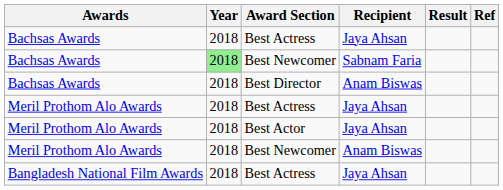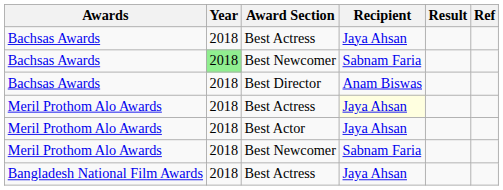(375, 106) no background -> (375, 106) lightyellow background
(382, 151) Anam Biswas -> (382, 151) Sabnam Faria
